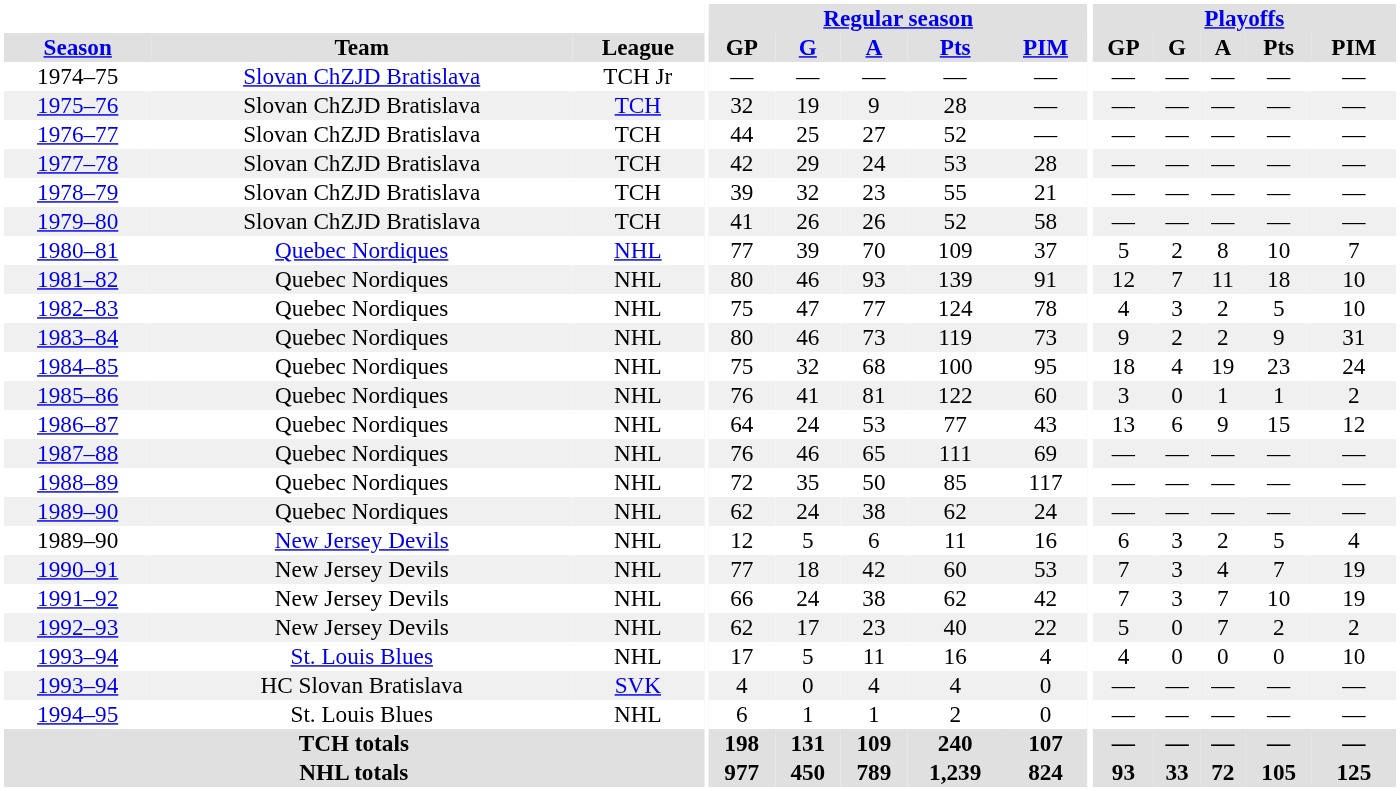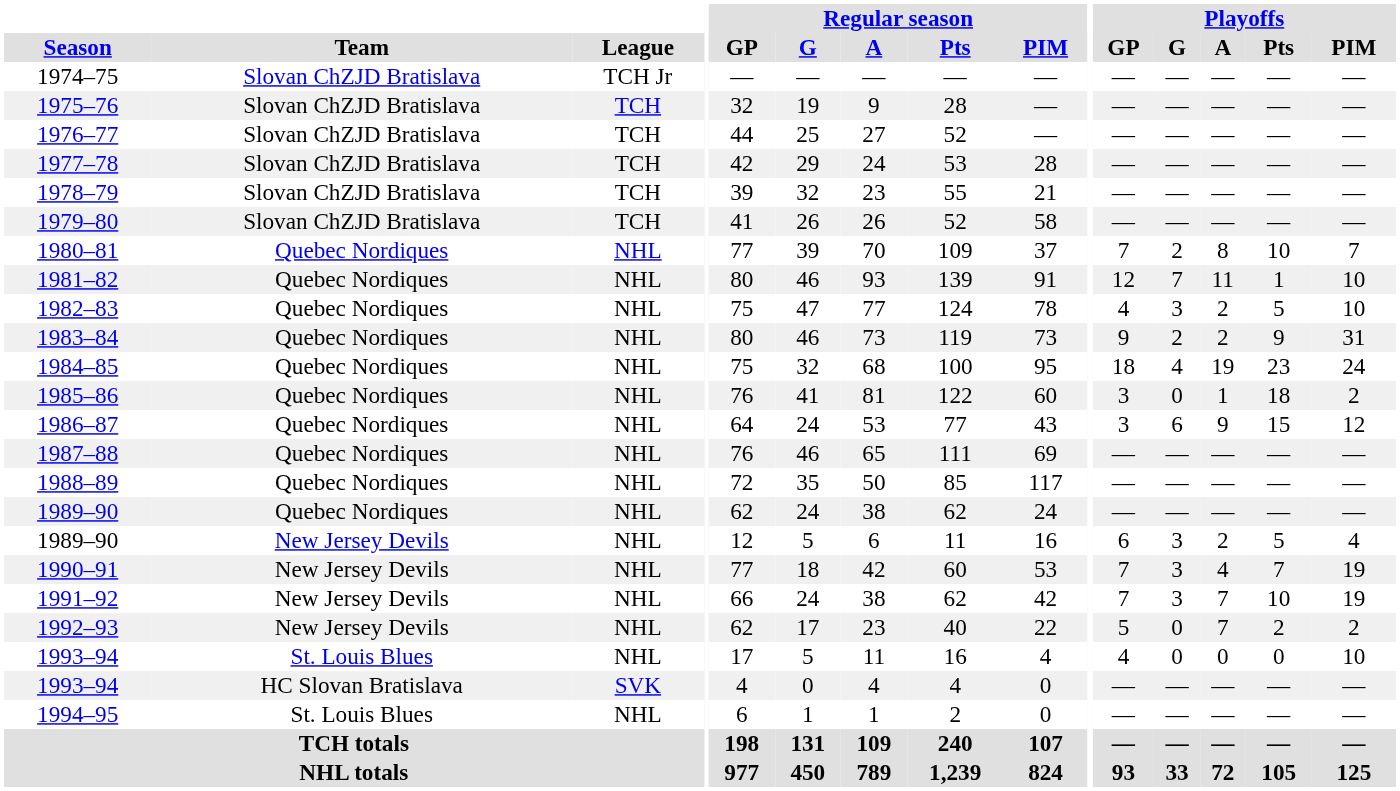(1123, 250) 5 -> (1123, 250) 7
(1279, 279) 18 -> (1279, 279) 1
(1279, 395) 1 -> (1279, 395) 18
(1123, 424) 13 -> (1123, 424) 3
